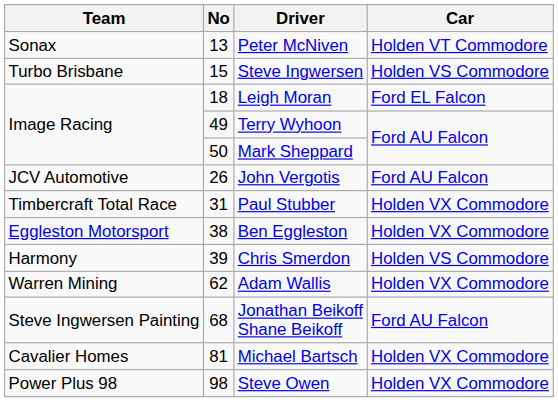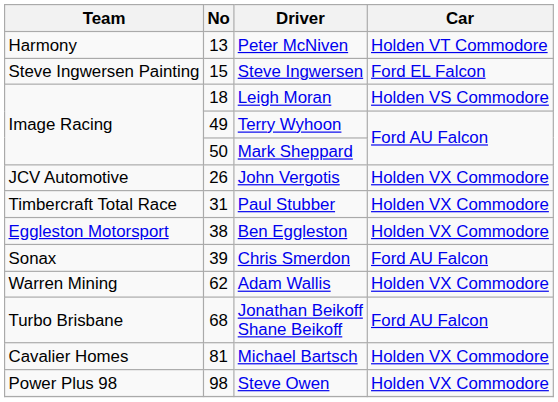(32, 45) Sonax -> (43, 45) Harmony
(66, 72) Turbo Brisbane -> (104, 72) Steve Ingwersen Painting
(460, 72) Holden VS Commodore -> (428, 72) Ford EL Falcon
(428, 98) Ford EL Falcon -> (460, 98) Holden VS Commodore
(430, 178) Ford AU Falcon -> (460, 178) Holden VX Commodore
(43, 258) Harmony -> (32, 258) Sonax
(460, 258) Holden VS Commodore -> (430, 258) Ford AU Falcon
(104, 320) Steve Ingwersen Painting -> (66, 320) Turbo Brisbane
